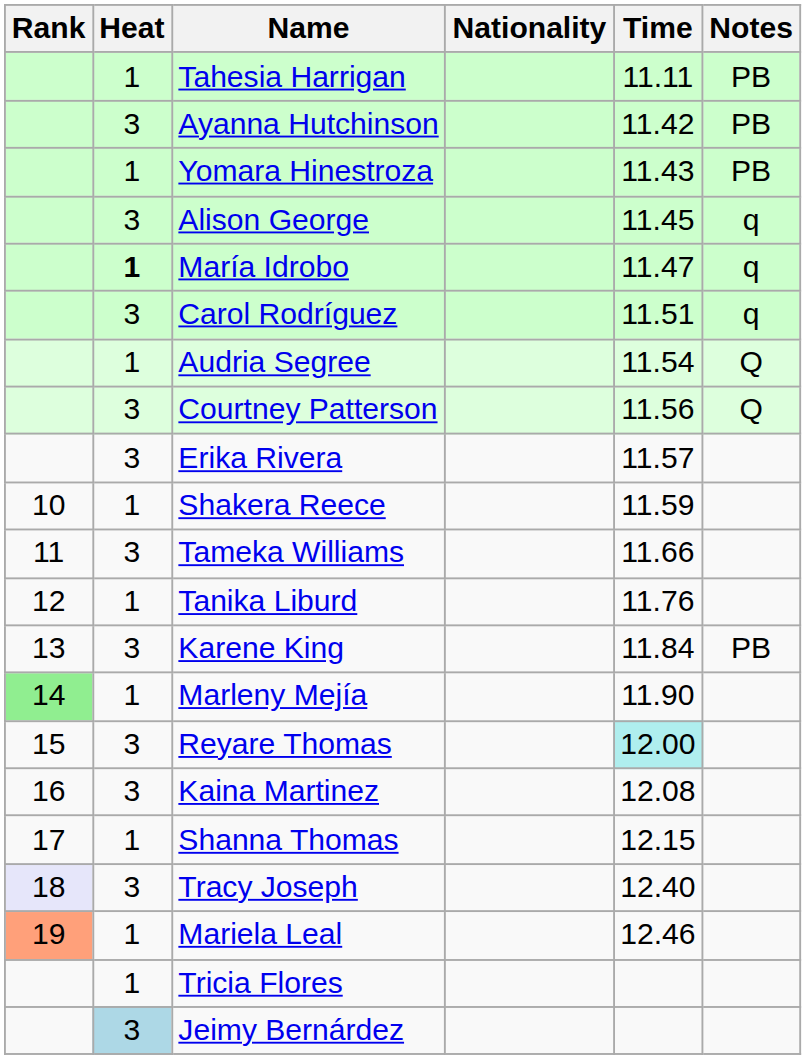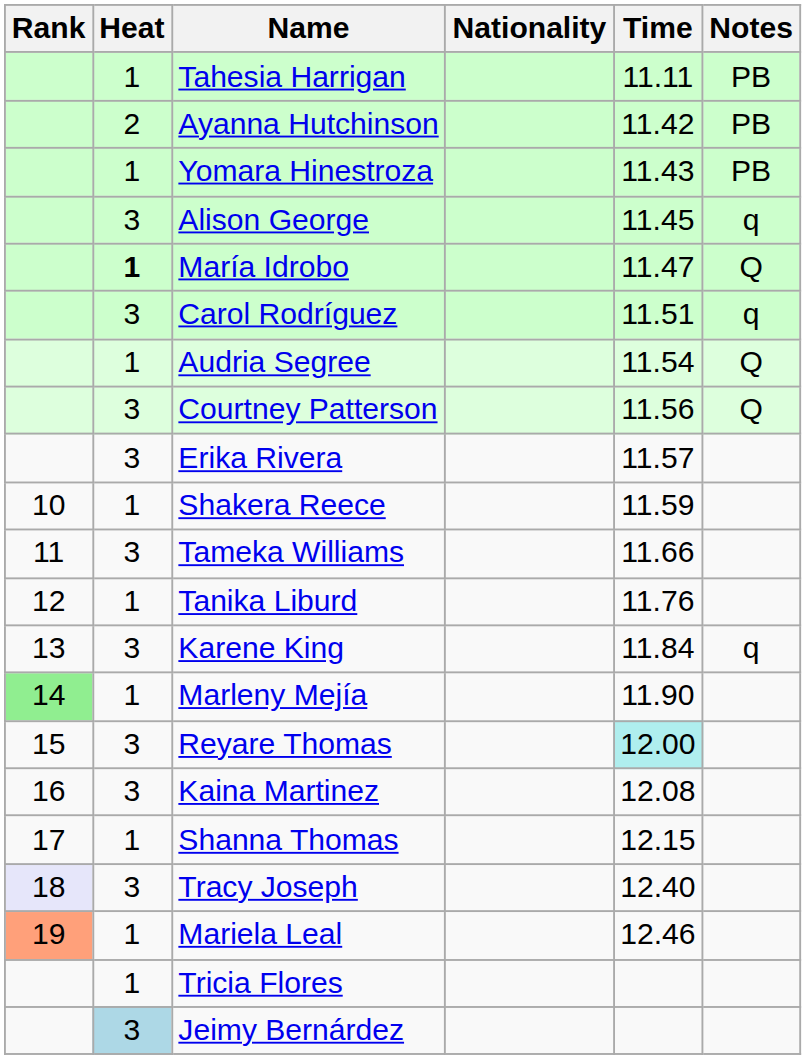(132, 123) 3 -> (132, 123) 2
(751, 266) q -> (751, 266) Q
(751, 648) PB -> (751, 648) q
